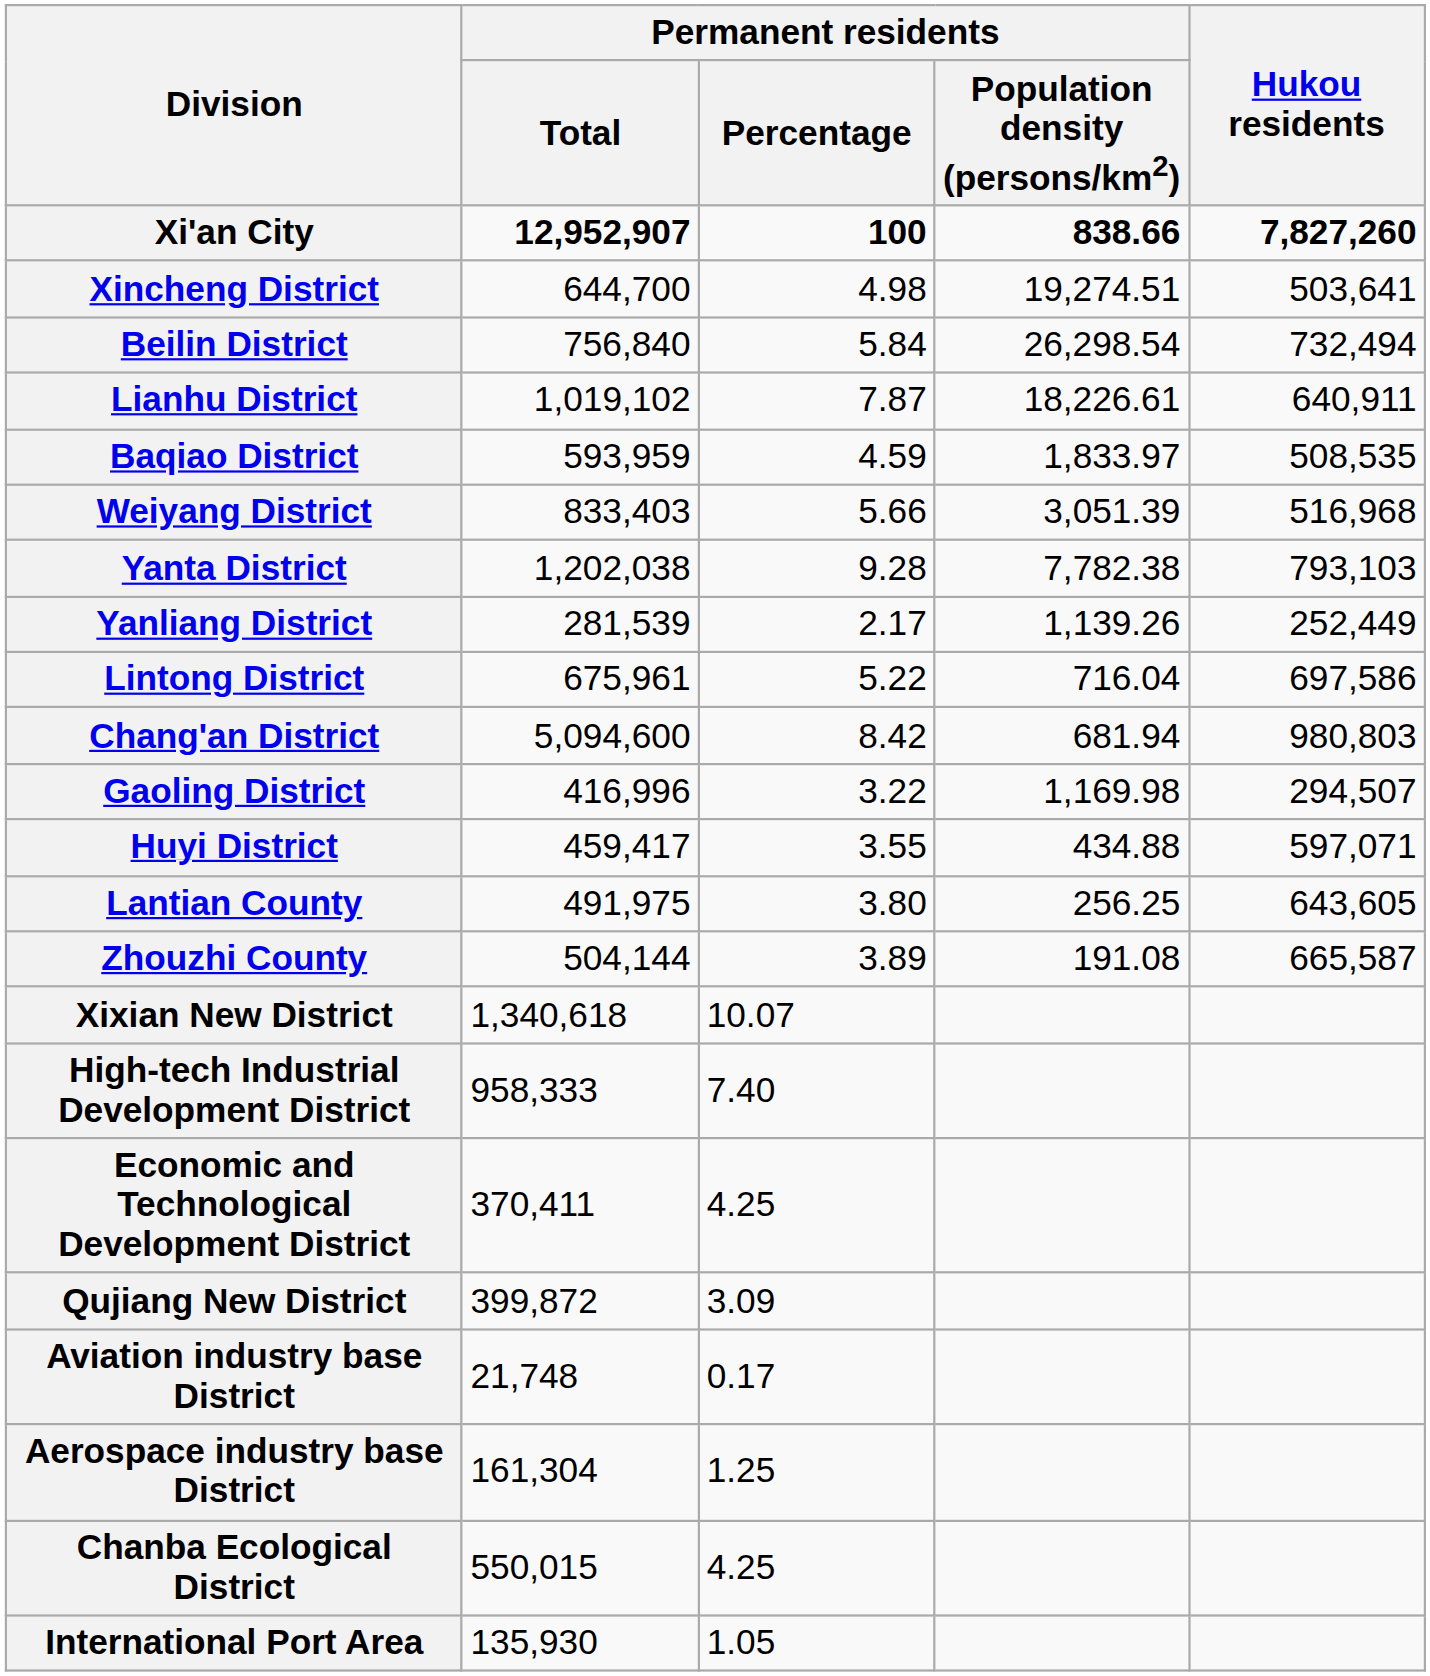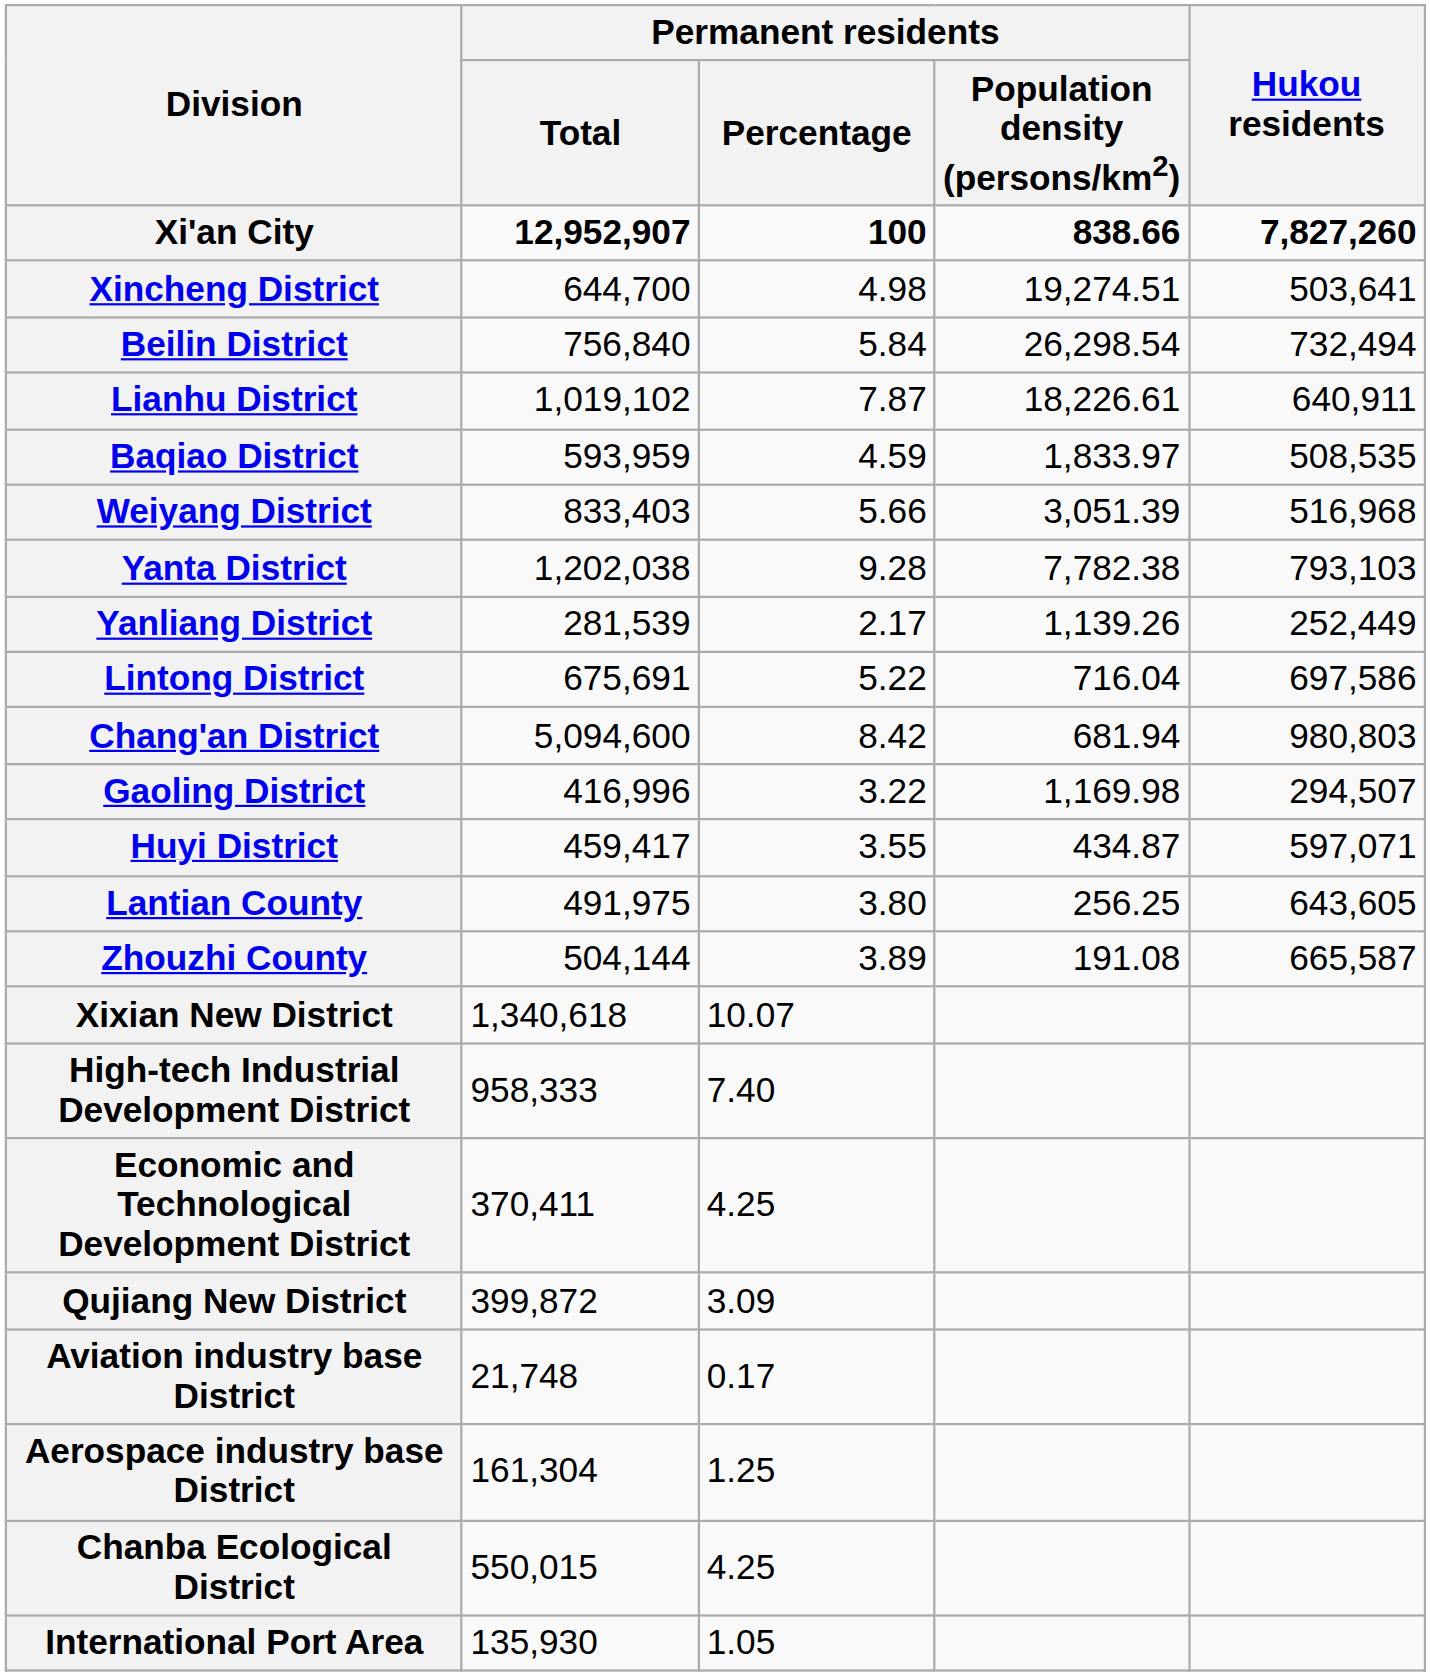(627, 679) 675,961 -> (627, 679) 675,691
(1126, 846) 434.88 -> (1126, 846) 434.87
